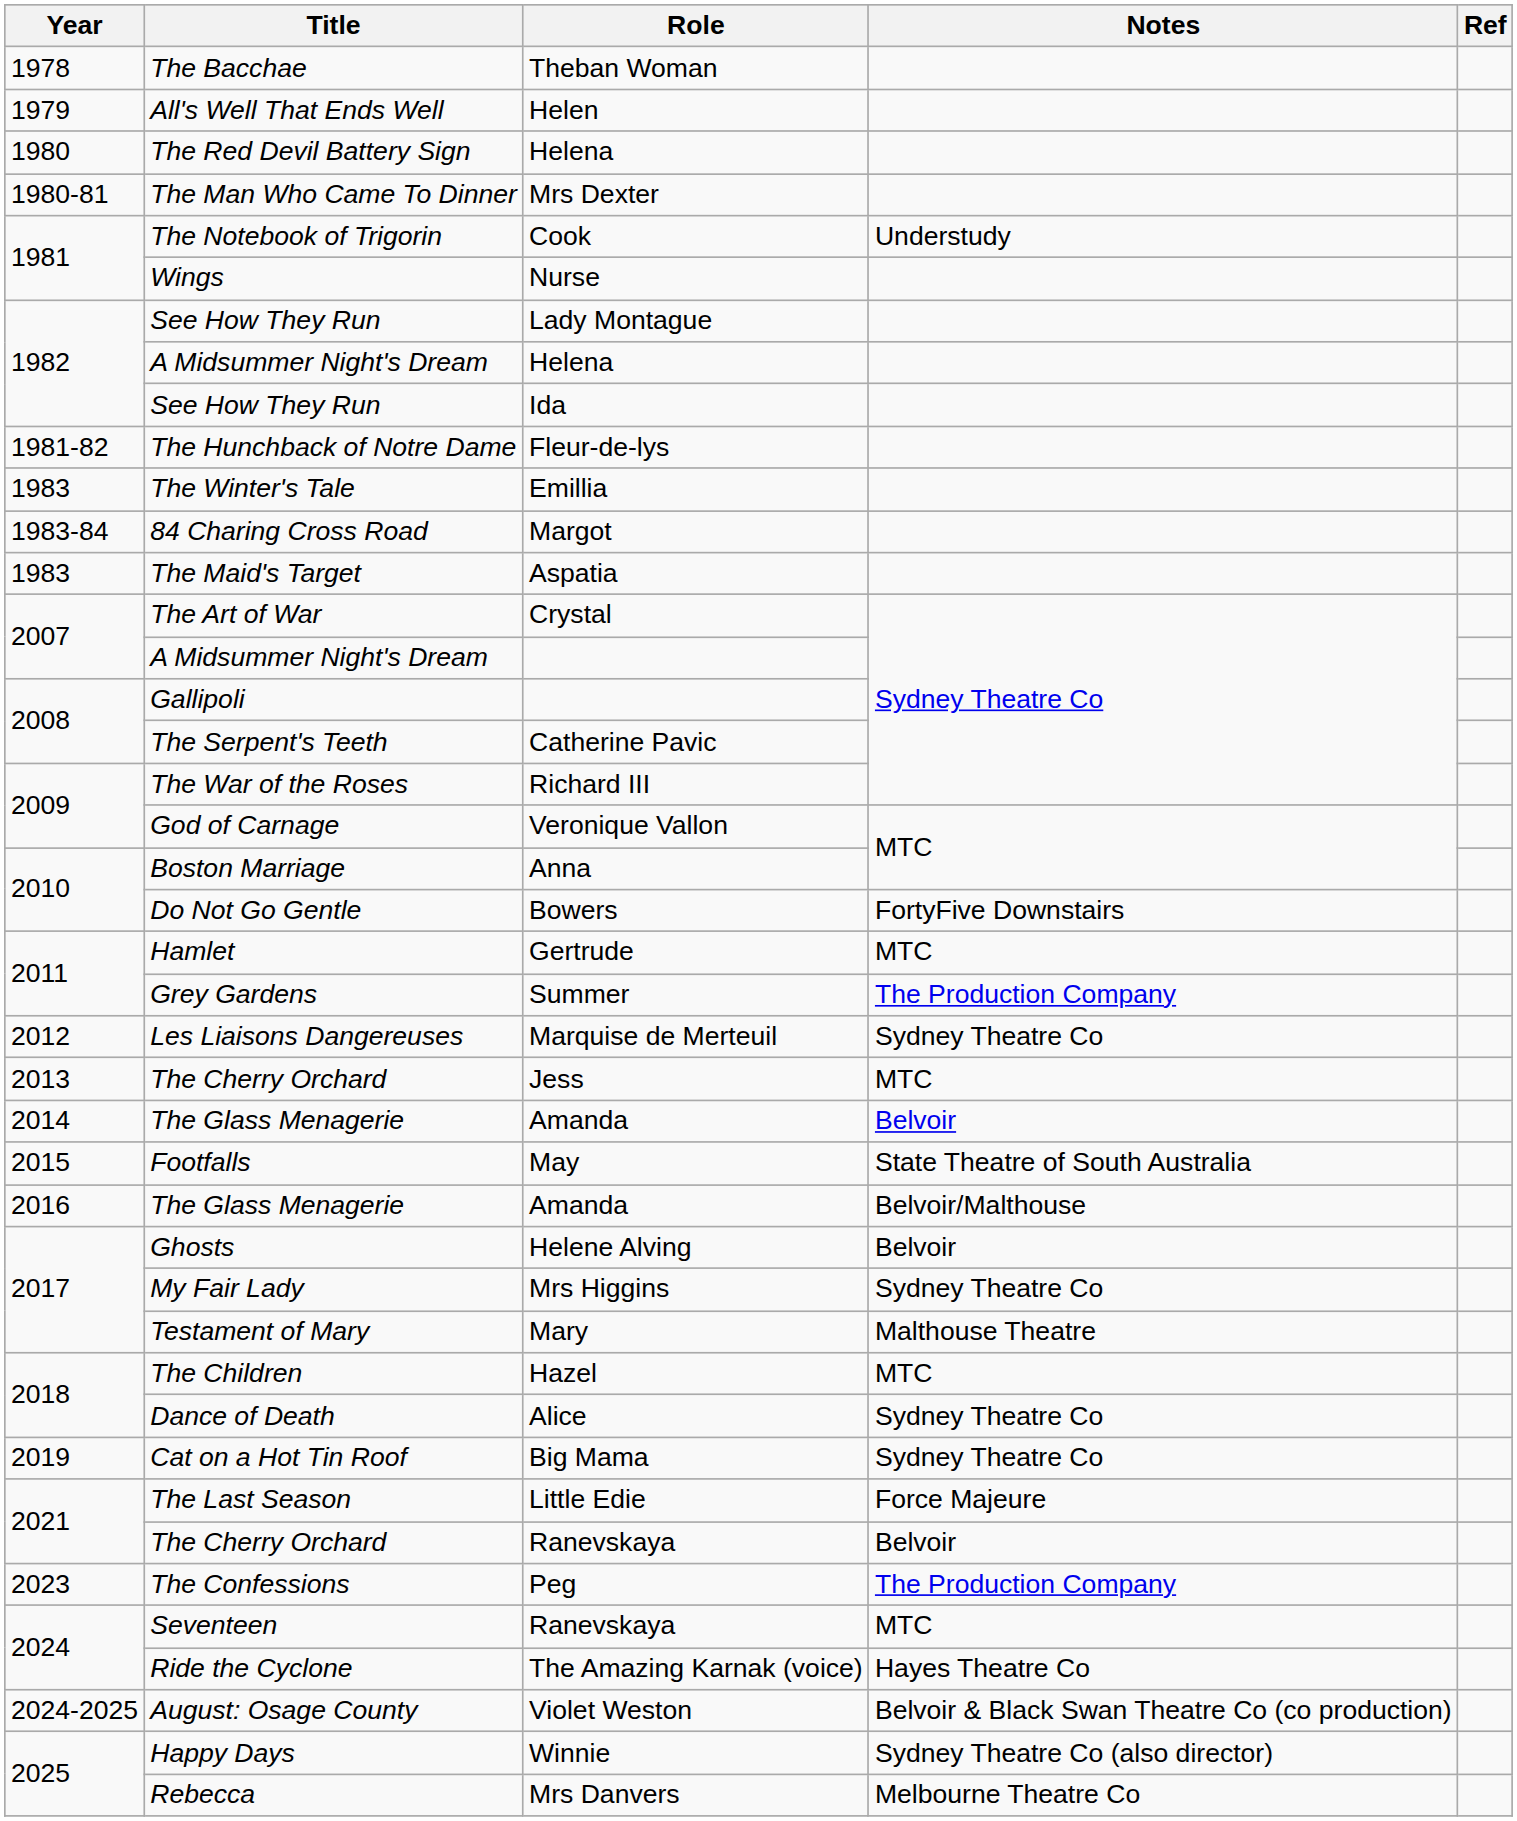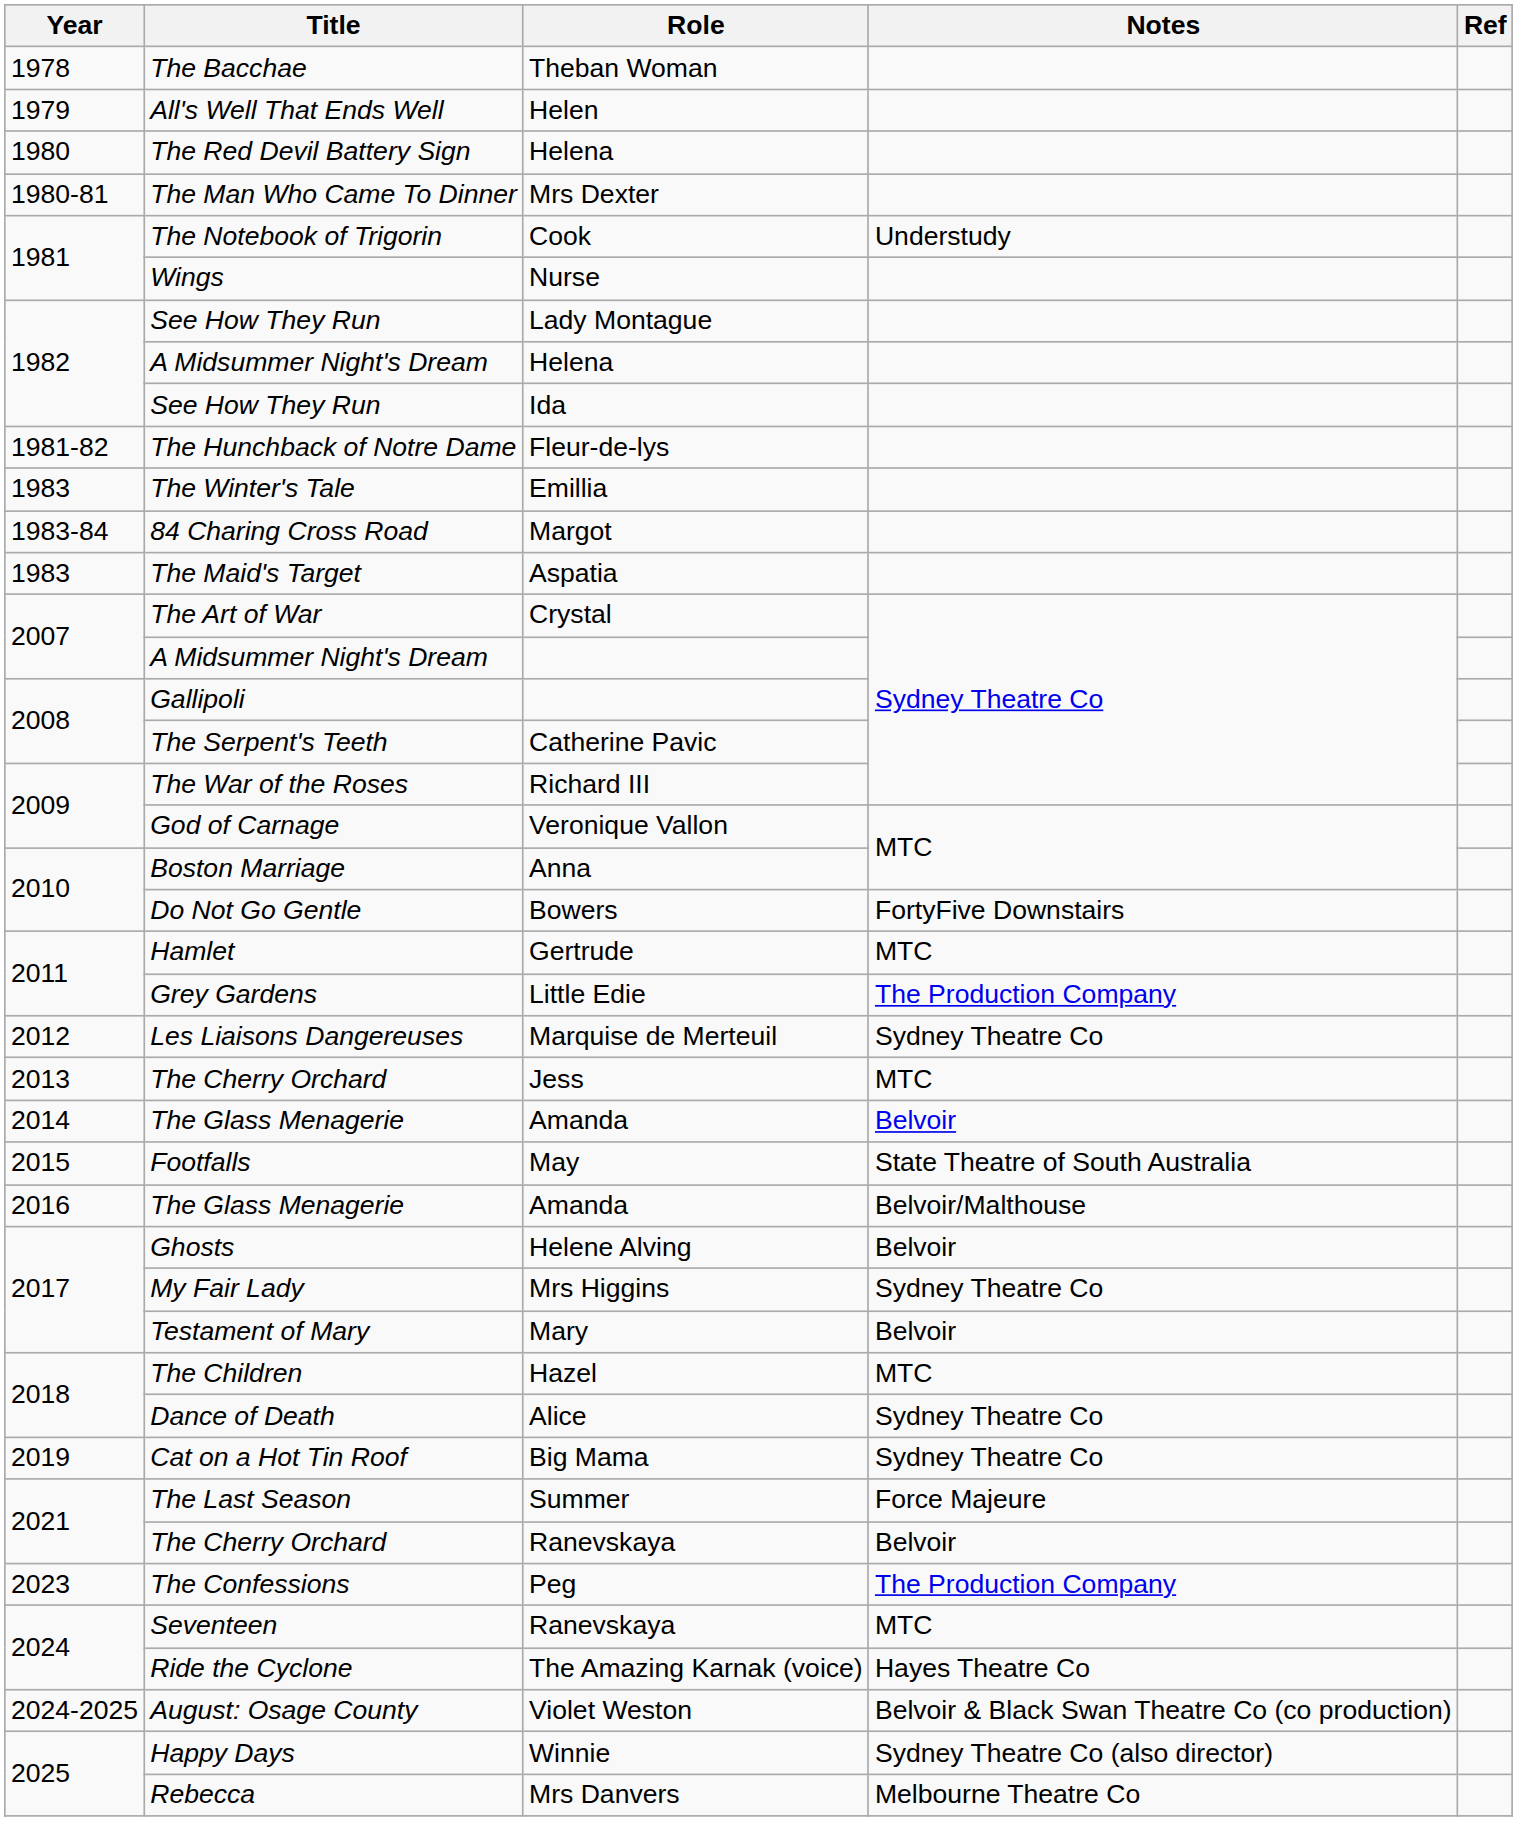(579, 994) Summer -> (587, 994) Little Edie
(985, 1331) Malthouse Theatre -> (916, 1331) Belvoir
(587, 1499) Little Edie -> (579, 1499) Summer
